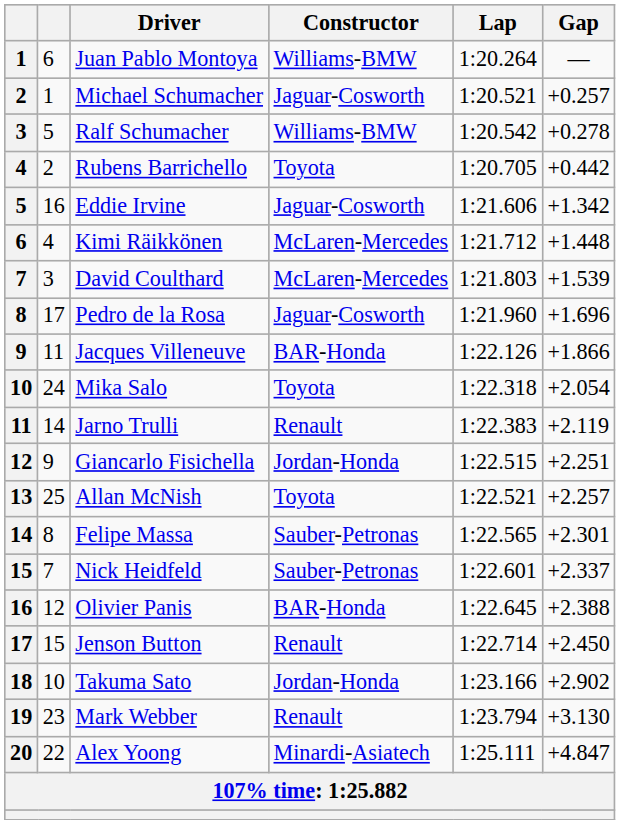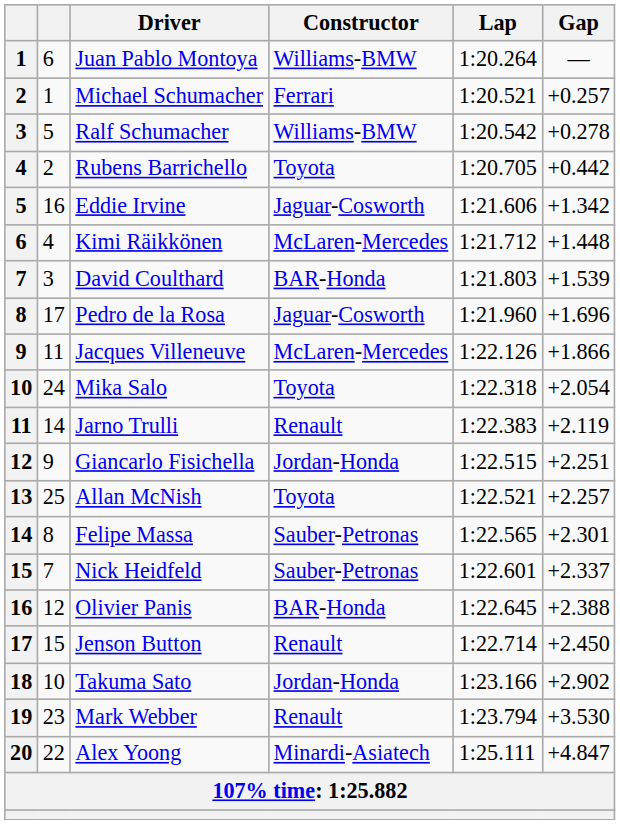(349, 95) Jaguar-Cosworth -> (304, 95) Ferrari
(361, 278) McLaren-Mercedes -> (330, 278) BAR-Honda
(330, 351) BAR-Honda -> (361, 351) McLaren-Mercedes
(579, 717) +3.130 -> (579, 717) +3.530
